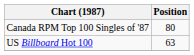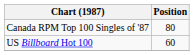(170, 43) 63 -> (170, 43) 60
